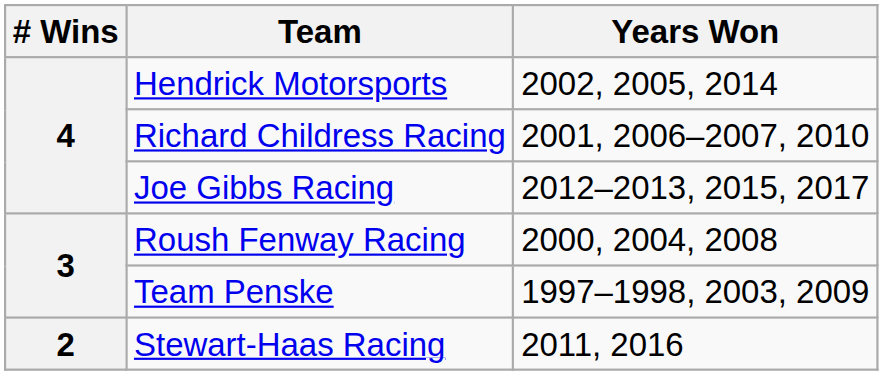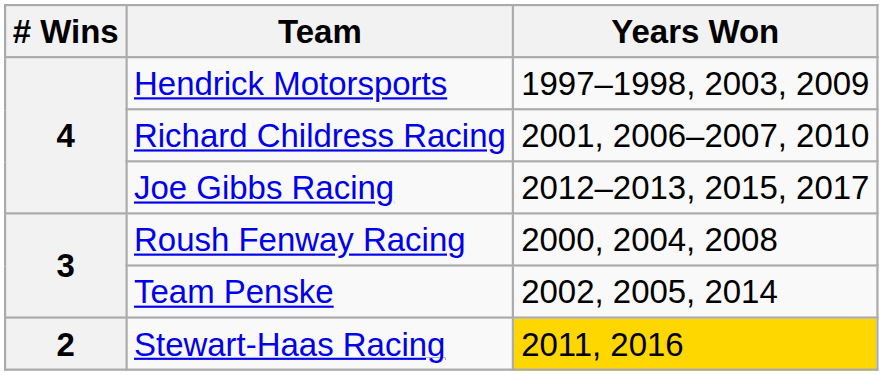(649, 84) 2002, 2005, 2014 -> (695, 84) 1997–1998, 2003, 2009
(695, 292) 1997–1998, 2003, 2009 -> (649, 292) 2002, 2005, 2014
(602, 345) no background -> (602, 345) gold background
